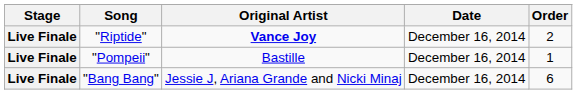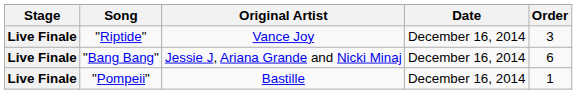(283, 37) bold -> (283, 37) normal
(550, 37) 2 -> (550, 37) 3
rows swapped: (121, 58) <-> (121, 79)
